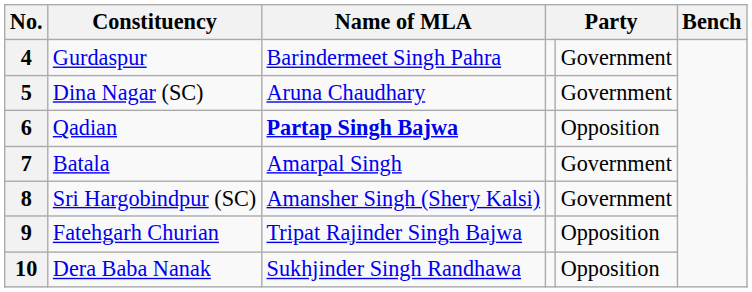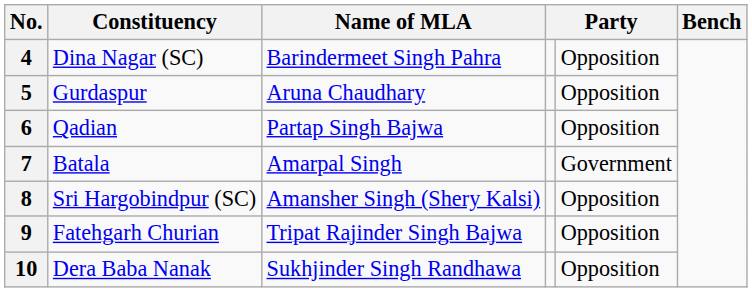(100, 57) Gurdaspur -> (128, 57) Dina Nagar (SC)
(616, 57) Government -> (610, 57) Opposition
(128, 92) Dina Nagar (SC) -> (100, 92) Gurdaspur
(616, 92) Government -> (610, 92) Opposition
(362, 127) bold -> (355, 127) normal
(616, 198) Government -> (610, 198) Opposition
